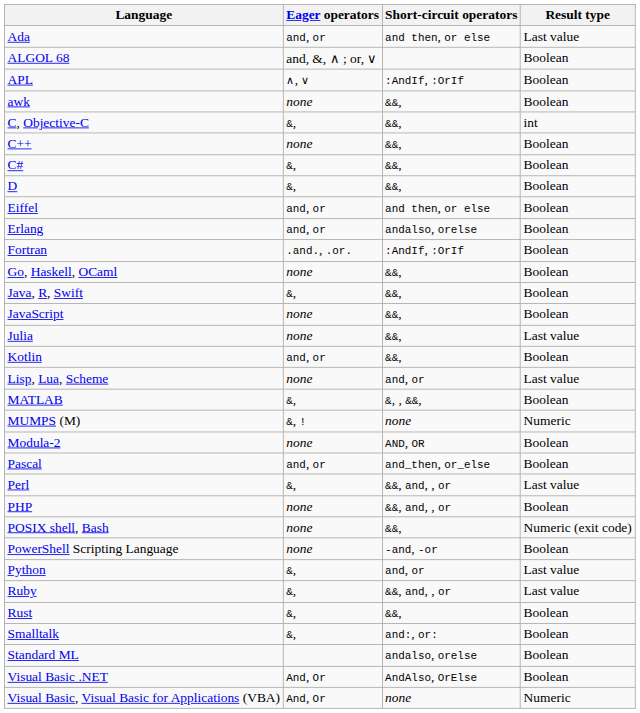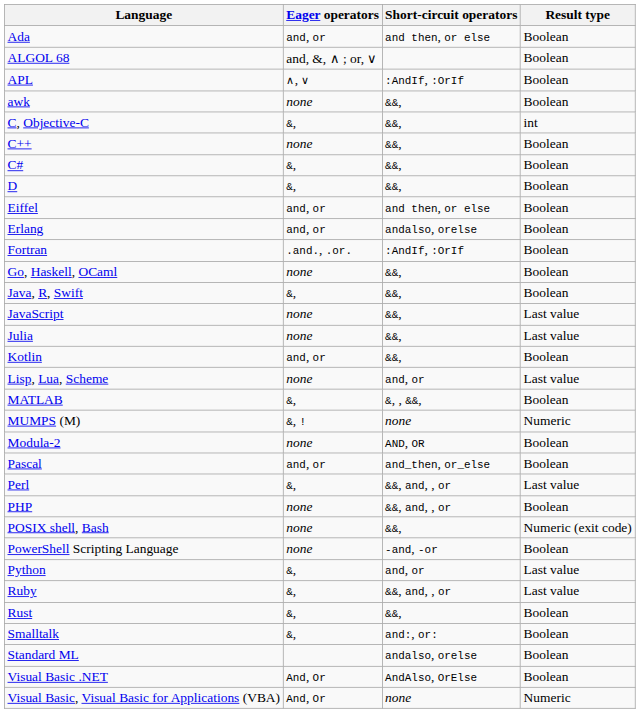(551, 36) Last value -> (546, 36) Boolean
(546, 314) Boolean -> (551, 314) Last value
